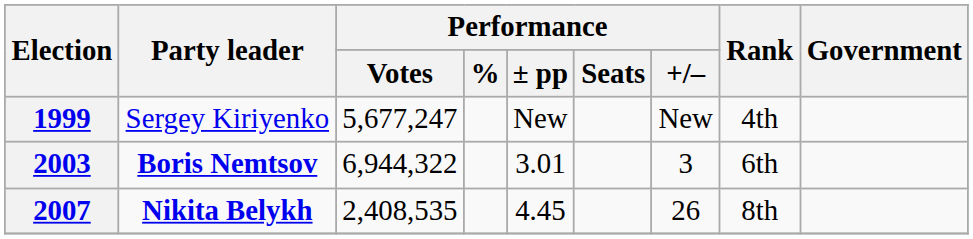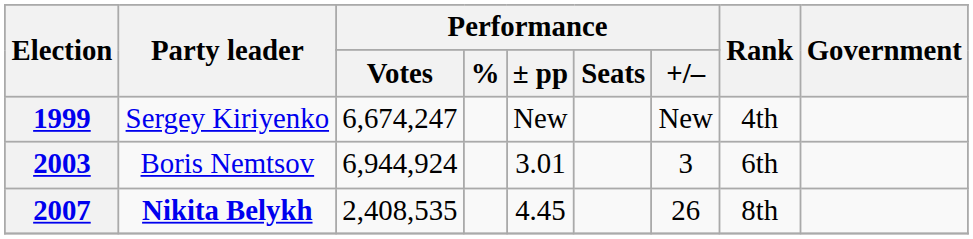(400, 118) 5,677,247 -> (400, 118) 6,674,247
(227, 164) bold -> (227, 164) normal
(400, 164) 6,944,322 -> (400, 164) 6,944,924
